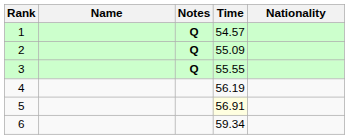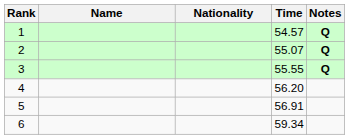columns swapped: (296, 13) <-> (194, 13)
(230, 50) 55.09 -> (289, 50) 55.07
(230, 87) 56.19 -> (289, 87) 56.20
(230, 106) lightyellow background -> (289, 106) no background
